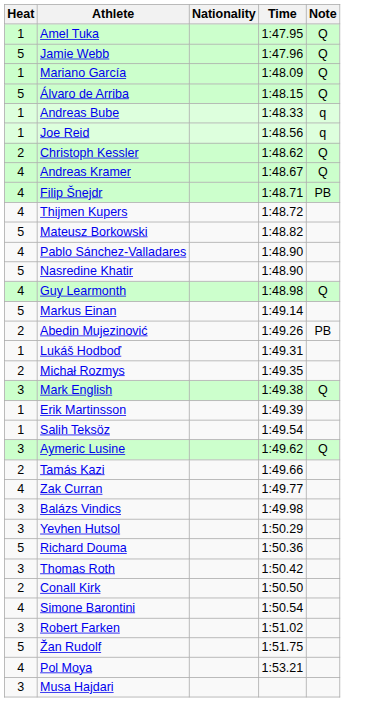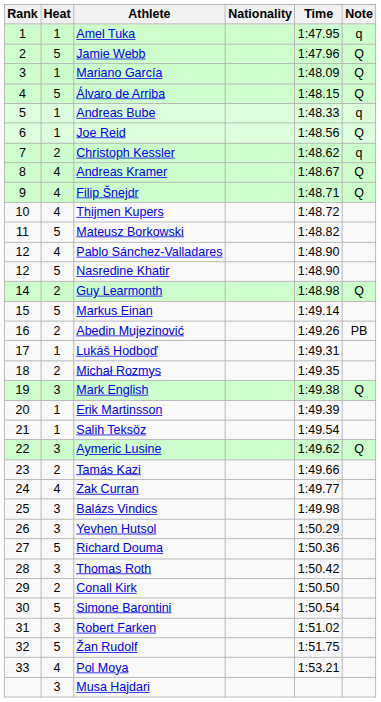+ column: (23, 14)
(323, 34) Q -> (359, 34) q
(323, 133) q -> (359, 133) Q
(323, 152) Q -> (359, 152) q
(323, 192) PB -> (359, 192) Q
(21, 291) 4 -> (57, 291) 2
(21, 608) 4 -> (57, 608) 5
